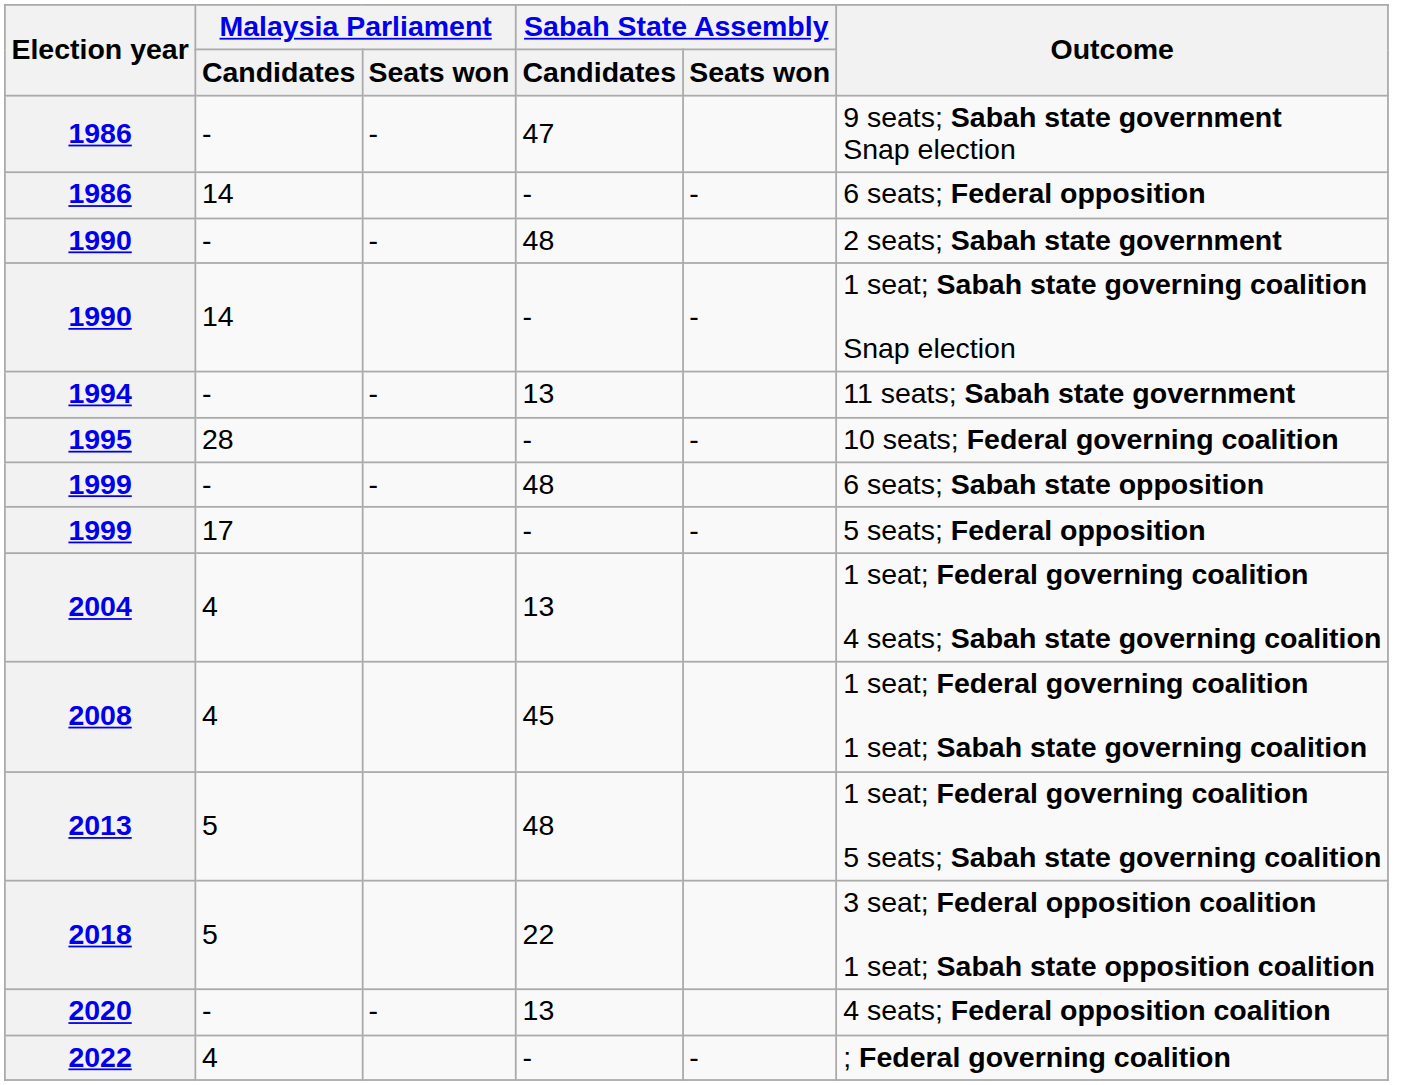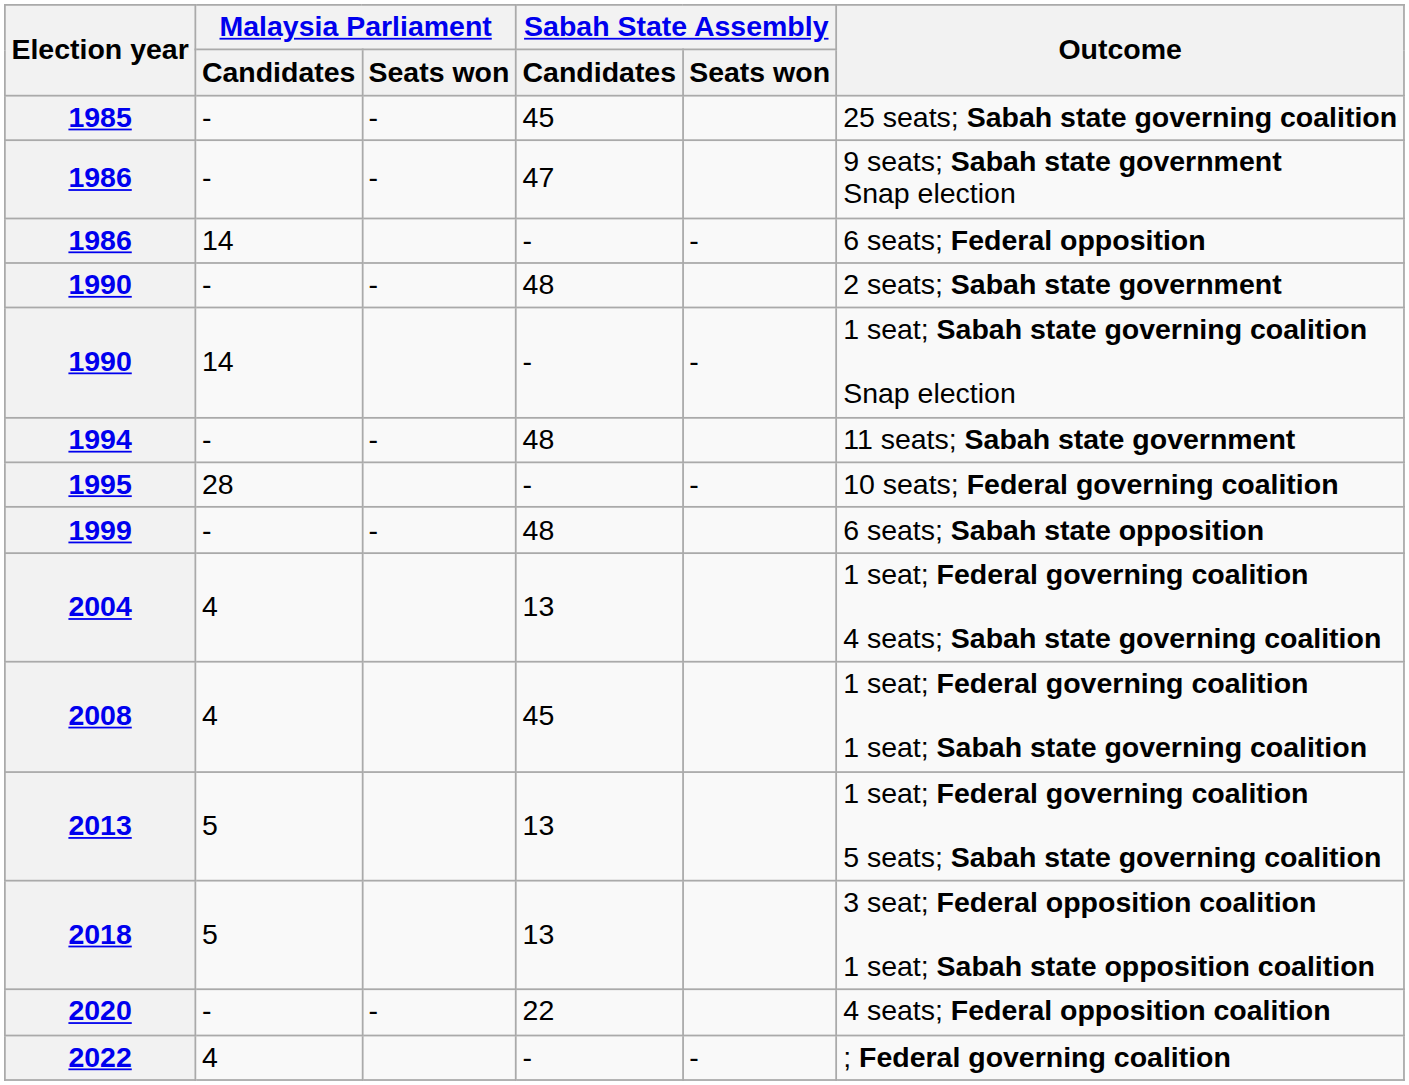+ row: (100, 117)
(538, 394) 13 -> (538, 439) 48
- row: (100, 529)
(538, 825) 48 -> (538, 825) 13
(538, 934) 22 -> (538, 934) 13
(538, 1011) 13 -> (538, 1011) 22
